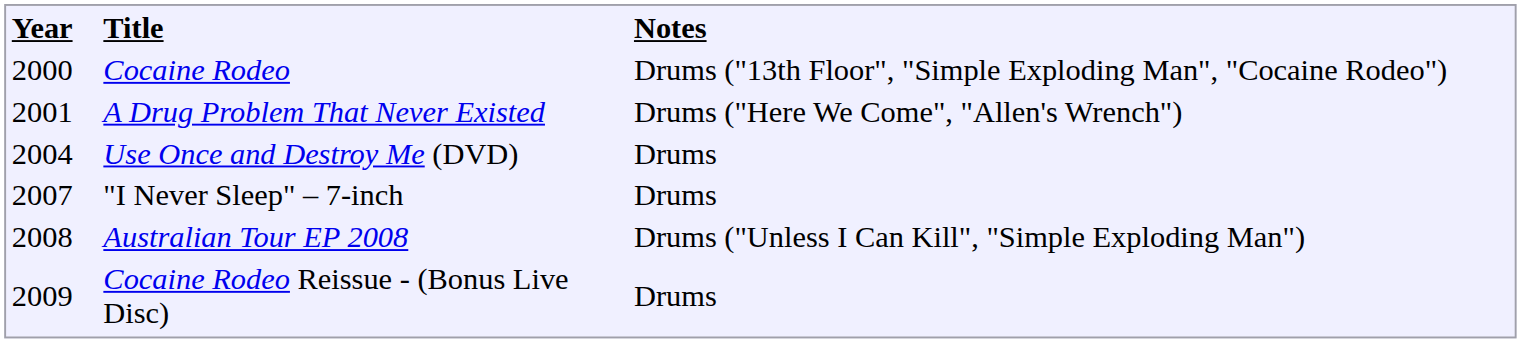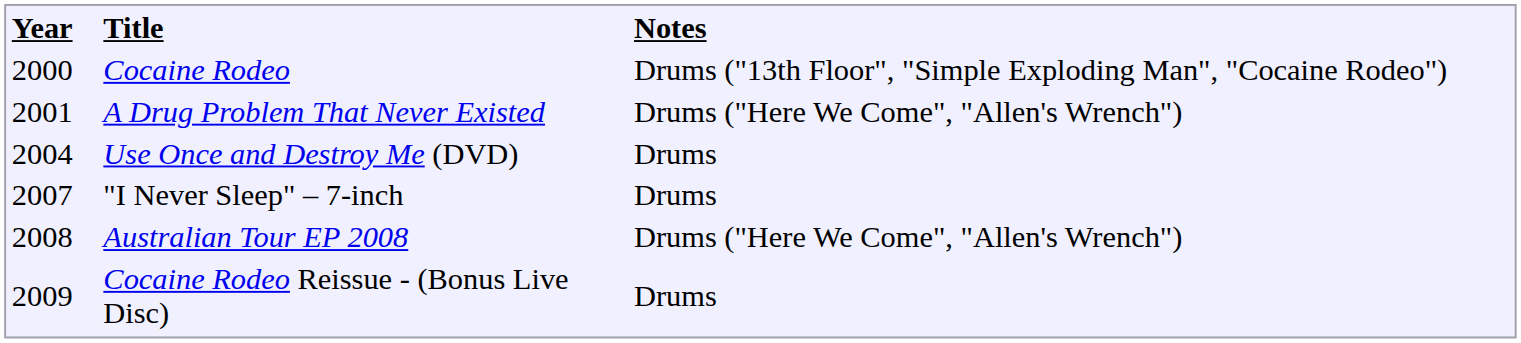(970, 237) Drums ("Unless I Can Kill", "Simple Exploding Man") -> (908, 237) Drums ("Here We Come", "Allen's Wrench")
